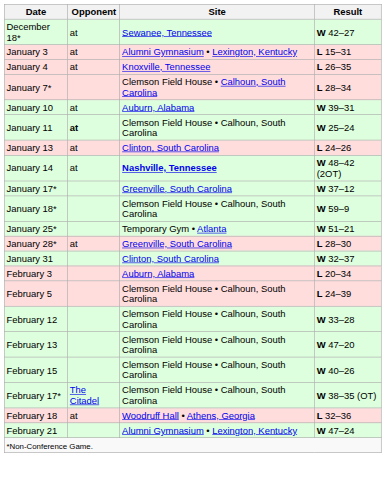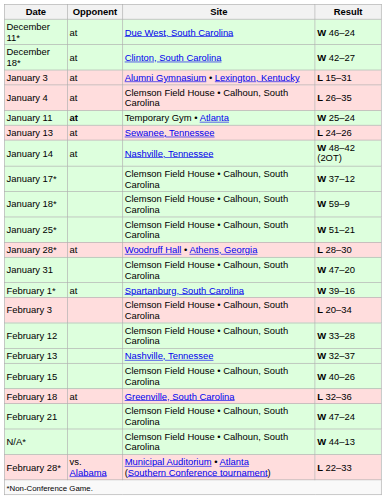+ row: (28, 32)
(167, 32) Sewanee, Tennessee -> (173, 58) Clinton, South Carolina
(166, 67) Knoxville, Tennessee -> (206, 98) Clemson Field House • Calhoun, South Carolina
- row: (29, 87)
- row: (30, 108)
(204, 128) Clemson Field House • Calhoun, South Carolina -> (177, 118) Temporary Gym • Atlanta
(171, 148) Clinton, South Carolina -> (170, 133) Sewanee, Tennessee
(169, 168) bold -> (169, 153) normal
(177, 188) Greenville, South Carolina -> (206, 179) Clemson Field House • Calhoun, South Carolina
(174, 229) Temporary Gym • Atlanta -> (206, 230) Clemson Field House • Calhoun, South Carolina
(177, 244) Greenville, South Carolina -> (191, 250) Woodruff Hall • Athens, Georgia
(171, 259) Clinton, South Carolina -> (206, 270) Clemson Field House • Calhoun, South Carolina
(336, 259) W 32–37 -> (336, 270) W 47–20
+ row: (31, 290)
(158, 274) Auburn, Alabama -> (206, 310) Clemson Field House • Calhoun, South Carolina
- row: (29, 294)
(204, 345) Clemson Field House • Calhoun, South Carolina -> (169, 356) Nashville, Tennessee
(336, 345) W 47–20 -> (336, 356) W 32–37
- row: (34, 396)
(189, 416) Woodruff Hall • Athens, Georgia -> (180, 396) Greenville, South Carolina
(210, 431) Alumni Gymnasium • Lexington, Kentucky -> (206, 417) Clemson Field House • Calhoun, South Carolina
+ row: (16, 442)
+ row: (34, 468)
